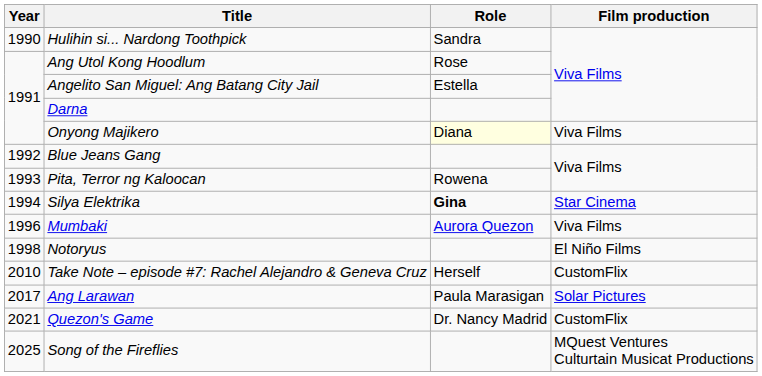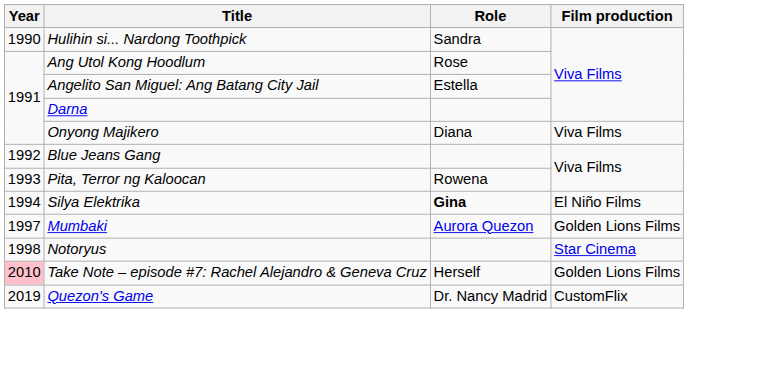(453, 132) lightyellow background -> (453, 132) no background
(595, 202) Star Cinema -> (597, 202) El Niño Films
(24, 226) 1996 -> (24, 226) 1997
(588, 226) Viva Films -> (617, 226) Golden Lions Films
(597, 249) El Niño Films -> (595, 249) Star Cinema
(24, 272) no background -> (24, 272) pink background
(591, 272) CustomFlix -> (617, 272) Golden Lions Films
- row: (91, 296)
(24, 319) 2021 -> (24, 296) 2019
- row: (113, 351)
